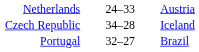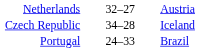(120, 8) 24–33 -> (120, 8) 32–27
(120, 41) 32–27 -> (120, 41) 24–33
